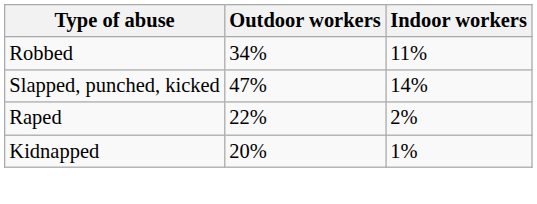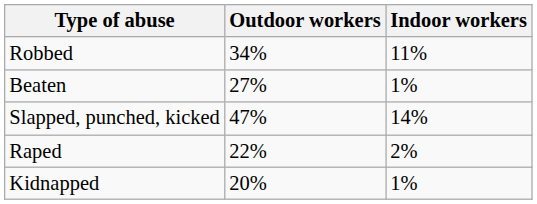+ row: (38, 85)
